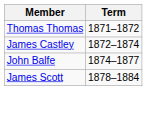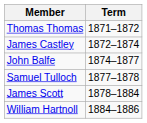+ row: (42, 77)
+ row: (42, 110)
